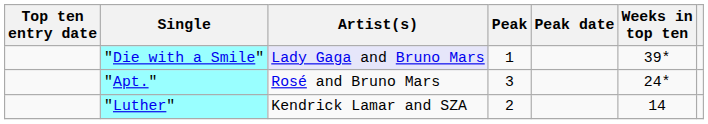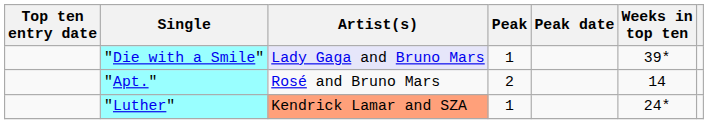(510, 82) 3 -> (510, 82) 2
(657, 82) 24* -> (657, 82) 14
(369, 106) no background -> (369, 106) lightsalmon background
(510, 106) 2 -> (510, 106) 1
(657, 106) 14 -> (657, 106) 24*
